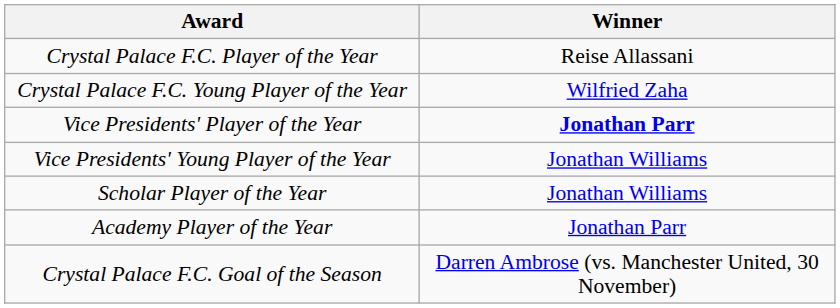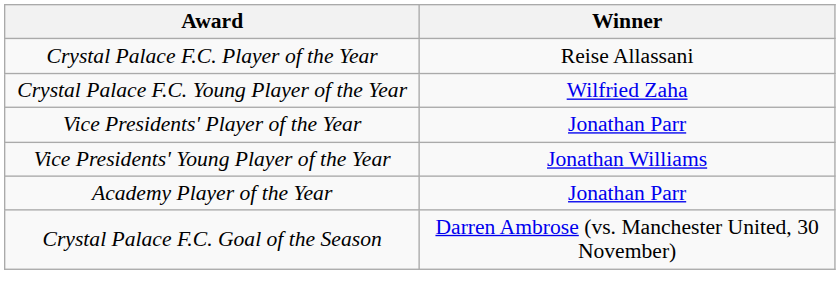(627, 124) bold -> (627, 124) normal
- row: (212, 192)
